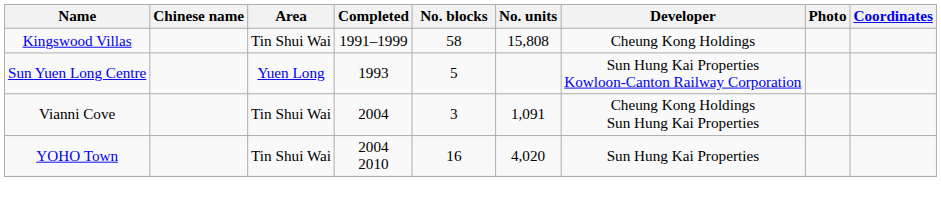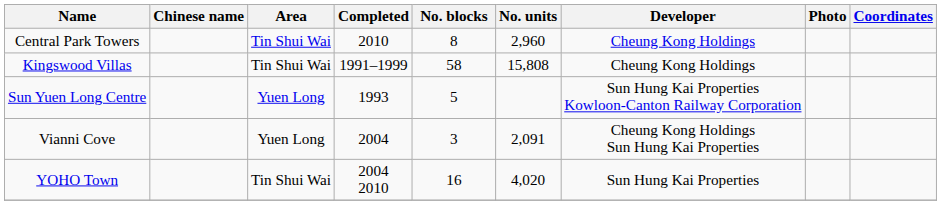+ row: (77, 40)
(291, 114) Tin Shui Wai -> (291, 138) Yuen Long
(528, 114) 1,091 -> (528, 138) 2,091
